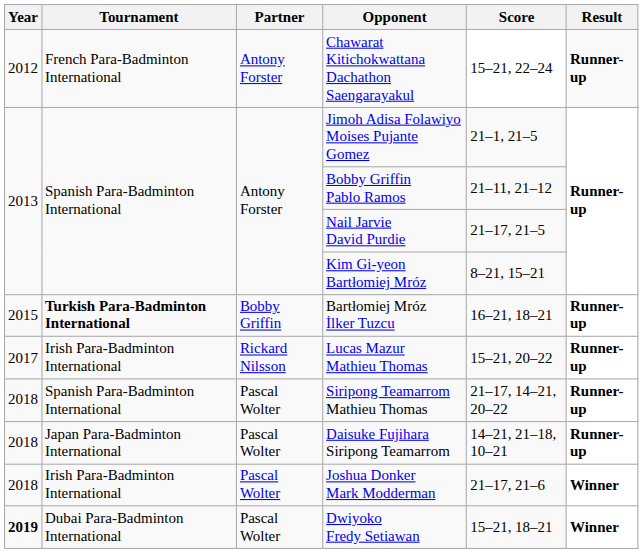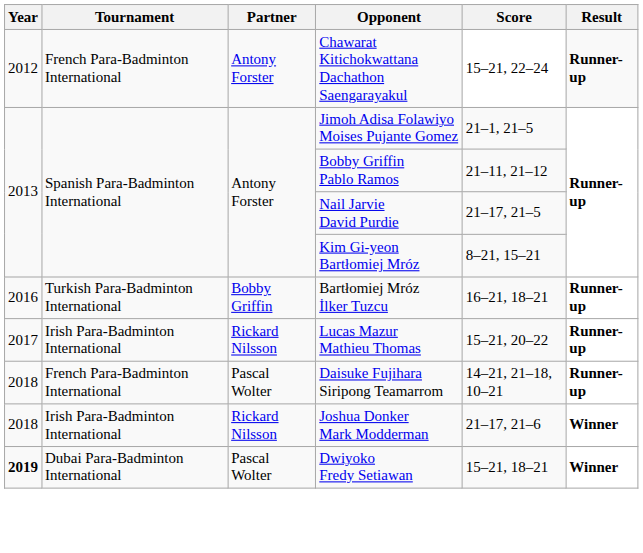(23, 315) 2015 -> (23, 298) 2016
(126, 315) bold -> (119, 298) normal
- row: (388, 400)
(113, 442) Japan Para-Badminton International -> (117, 382) French Para-Badminton International
(260, 485) Pascal Wolter -> (255, 425) Rickard Nilsson
